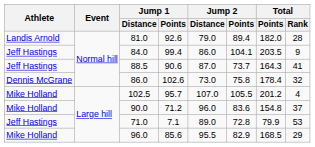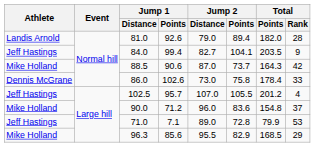(207, 52) 86.0 -> (207, 52) 82.7
(32, 66) Jeff Hastings -> (32, 66) Mike Holland
(298, 66) 41 -> (298, 66) 42
(298, 80) 32 -> (298, 80) 33
(32, 94) Mike Holland -> (32, 94) Jeff Hastings
(139, 136) 96.0 -> (139, 136) 96.3
